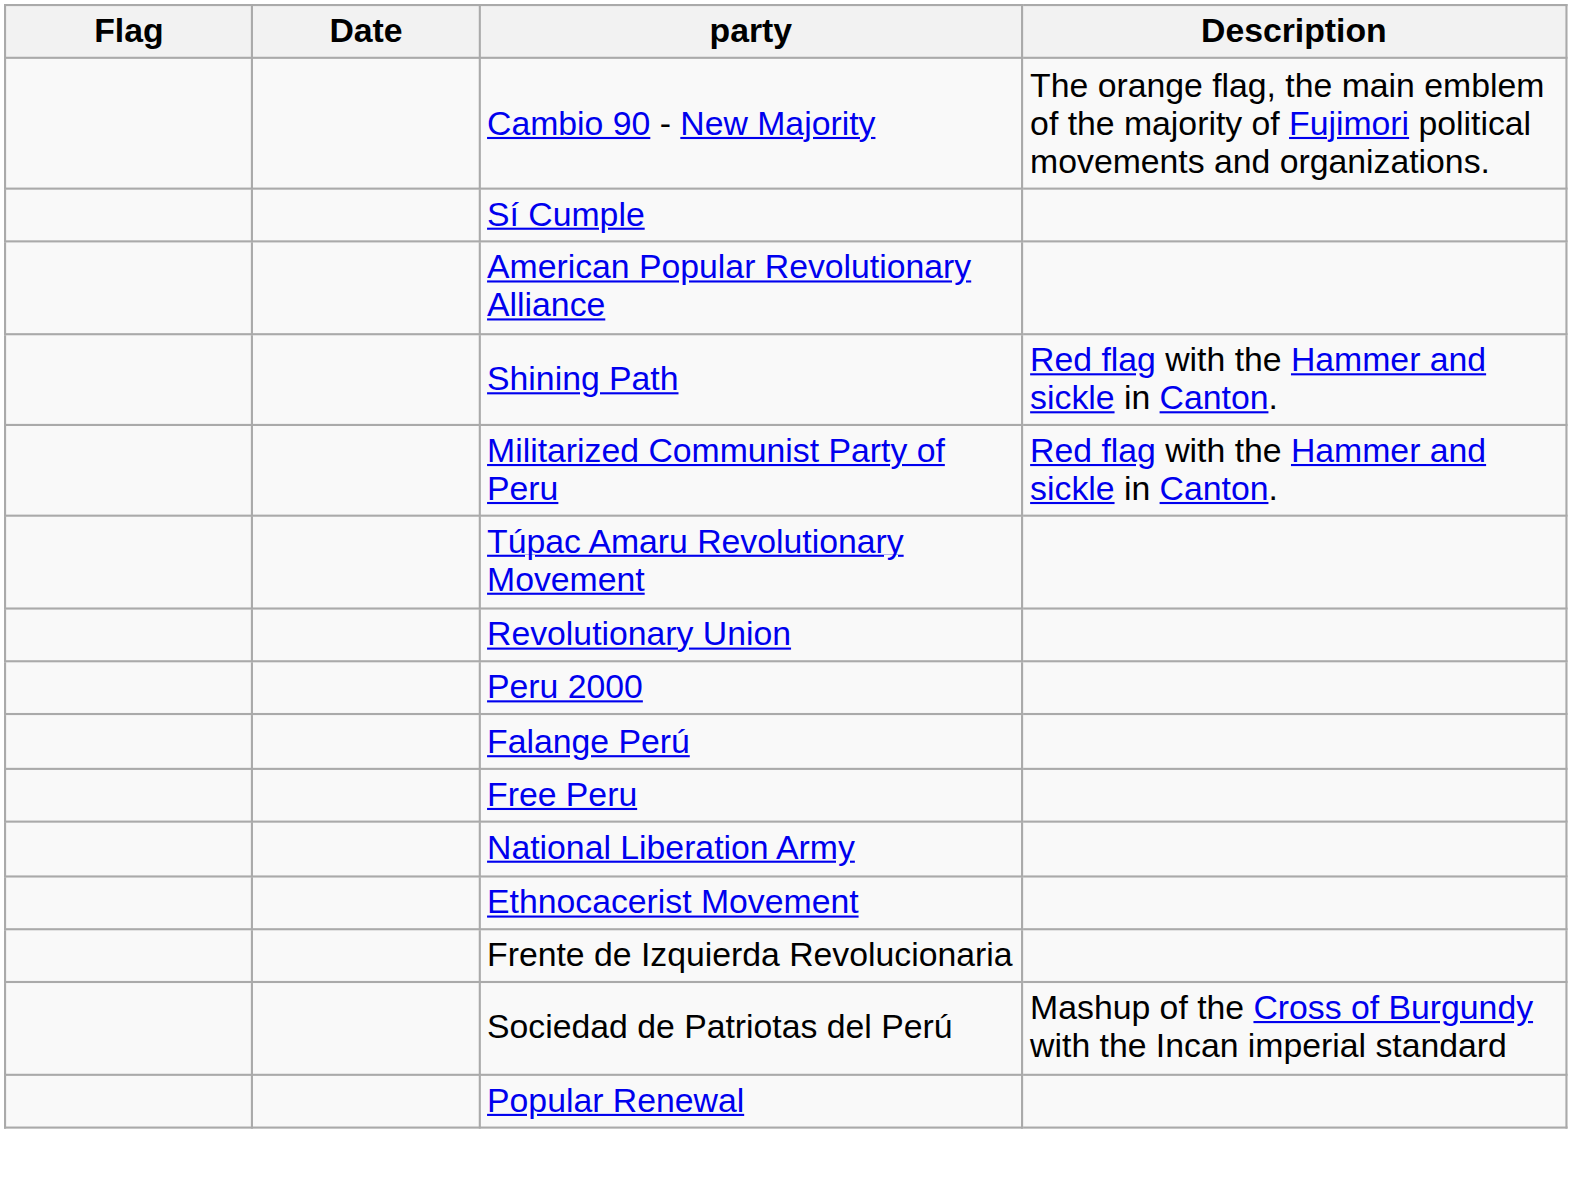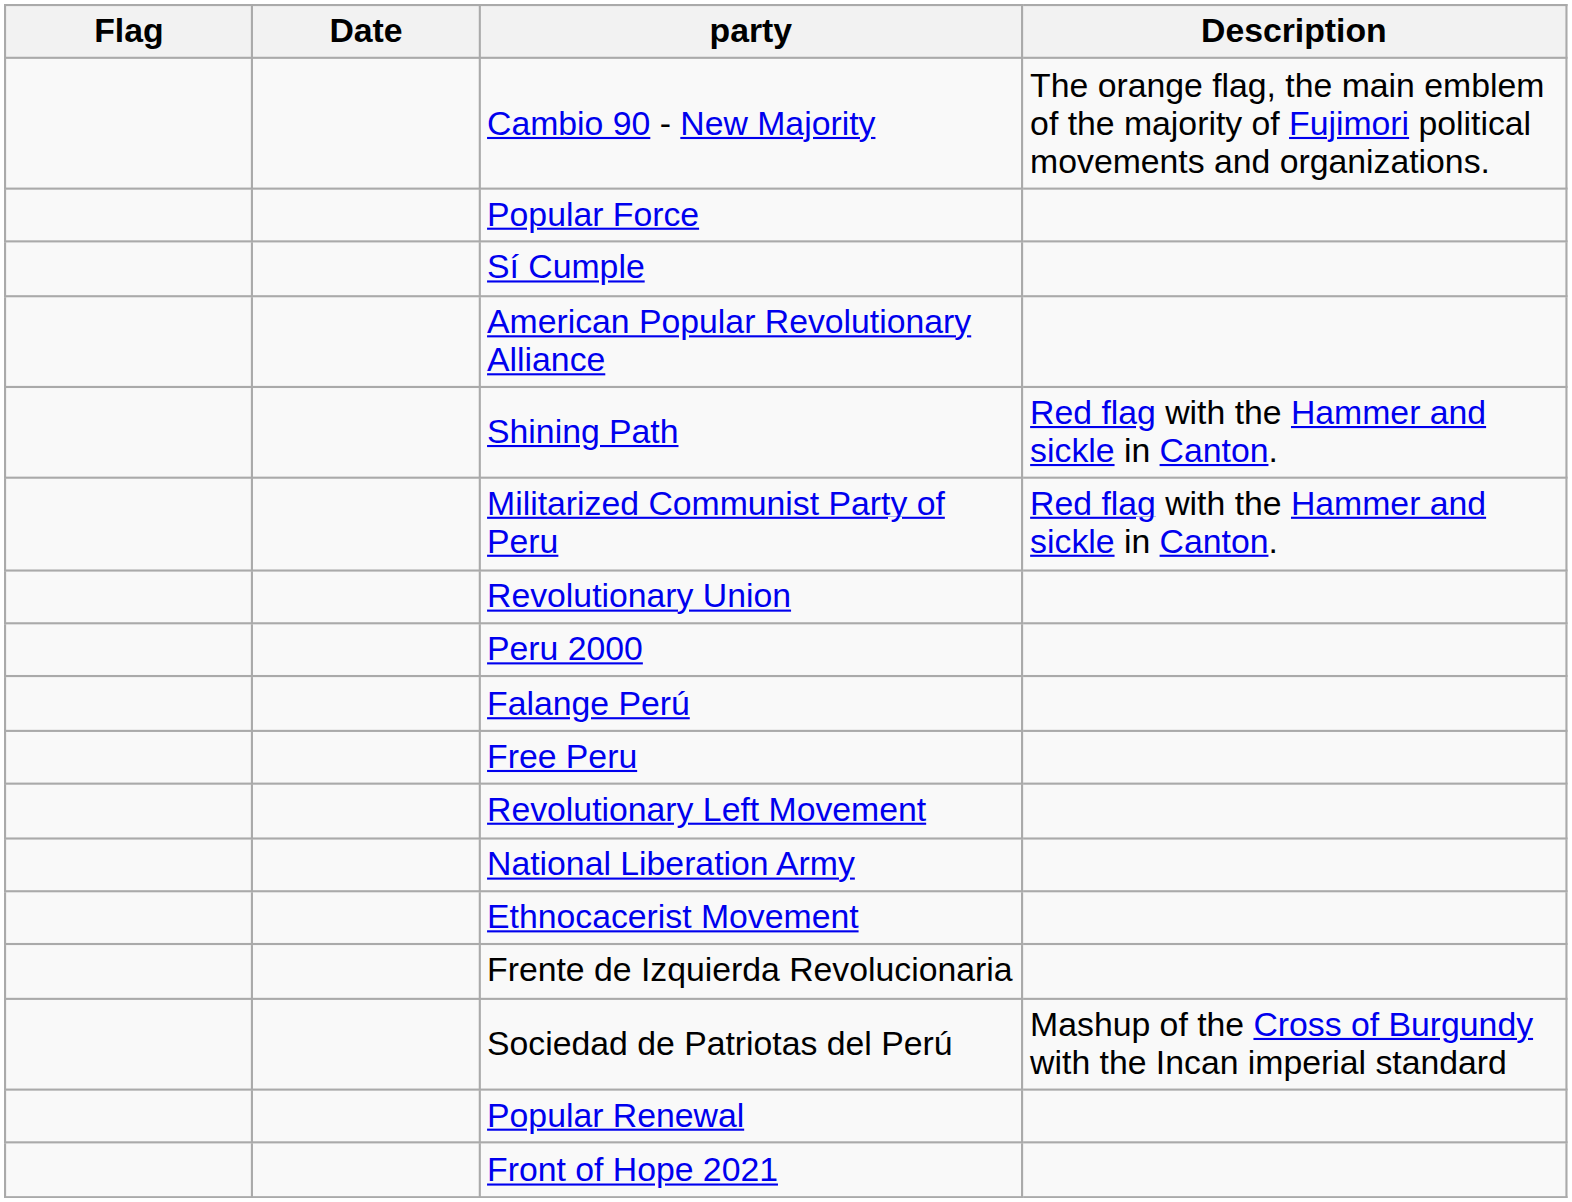+ row: (593, 214)
- row: (695, 561)
+ row: (707, 810)
+ row: (633, 1169)
